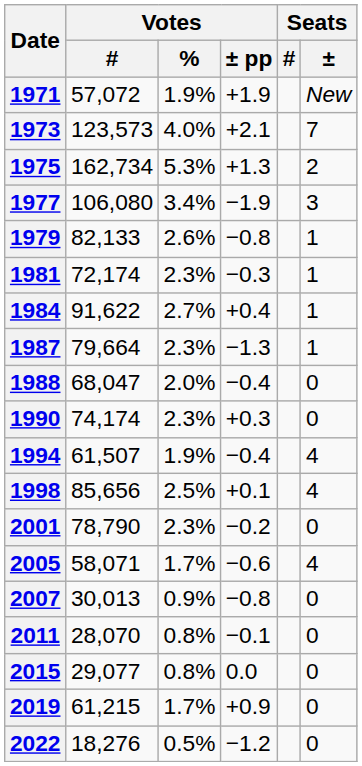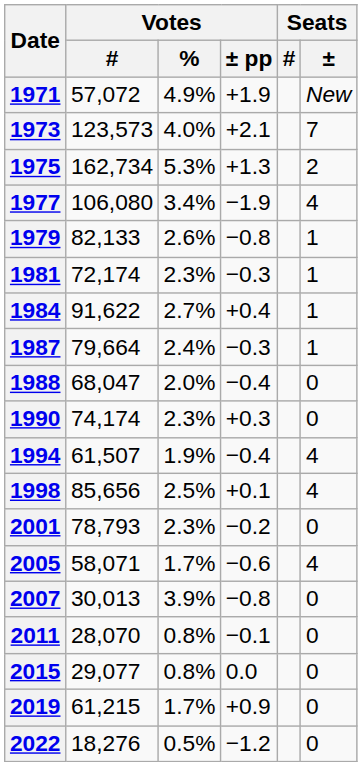(189, 94) 1.9% -> (189, 94) 4.9%
(312, 202) 3 -> (312, 202) 4
(189, 346) 2.3% -> (189, 346) 2.4%
(248, 346) −1.3 -> (248, 346) −0.3
(106, 526) 78,790 -> (106, 526) 78,793
(189, 599) 0.9% -> (189, 599) 3.9%
